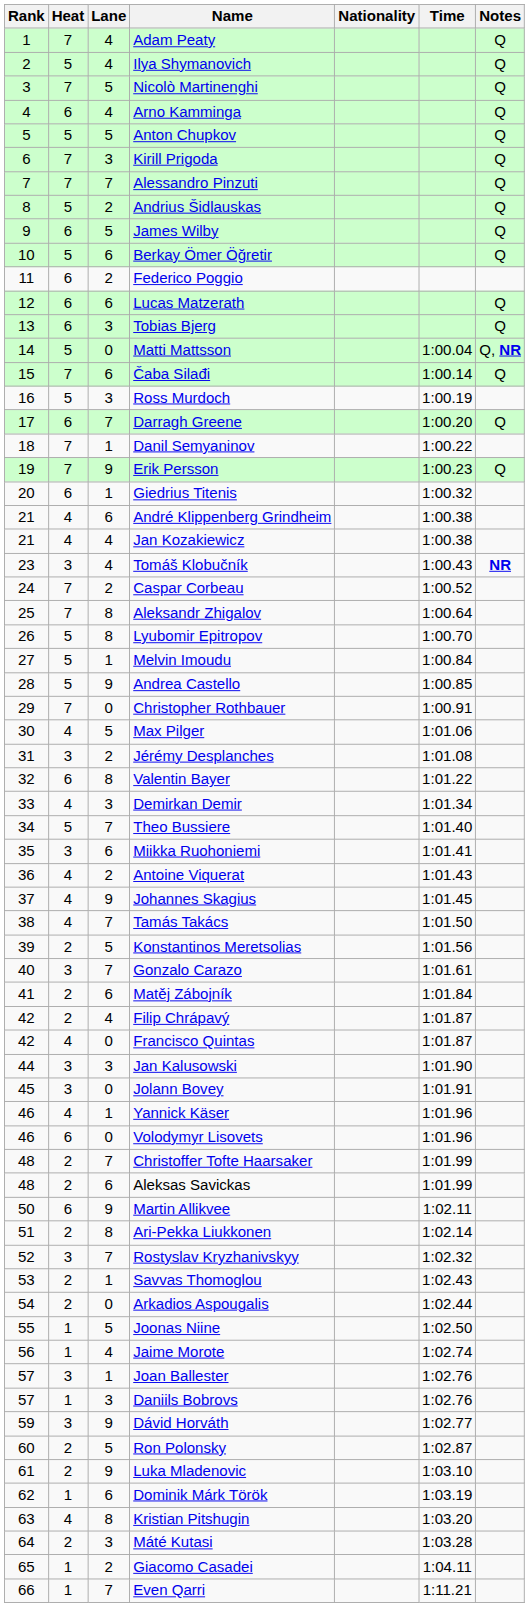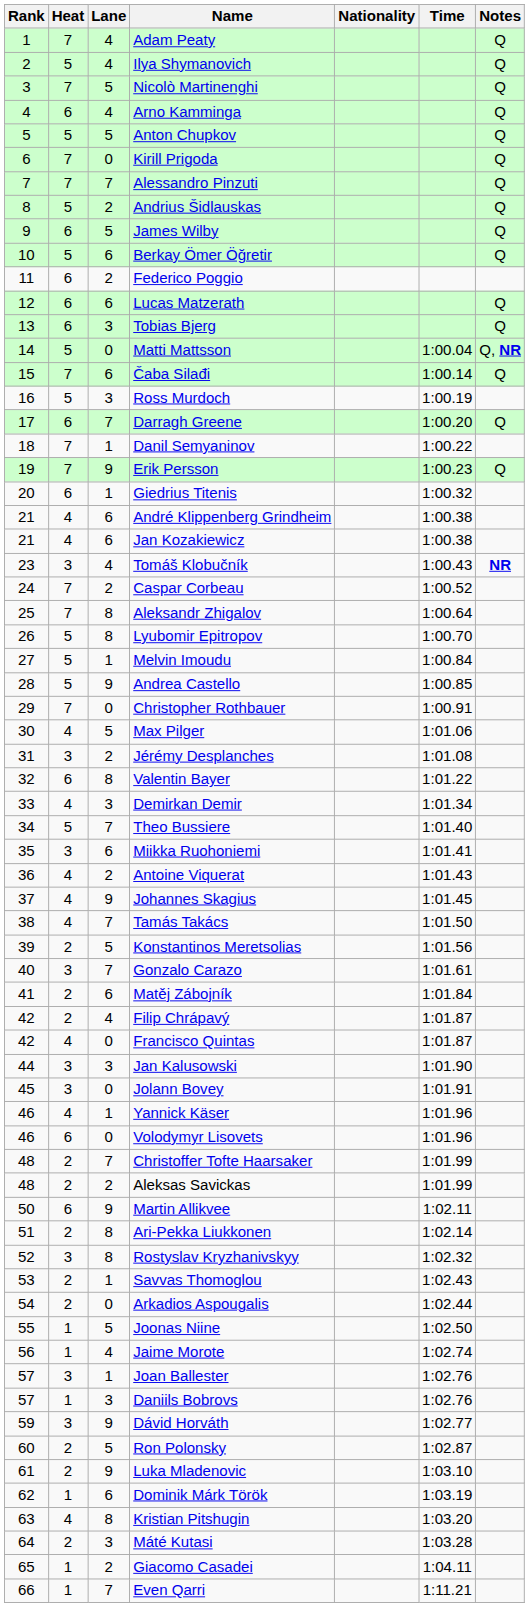(109, 159) 3 -> (109, 159) 0
(109, 541) 4 -> (109, 541) 6
(109, 1185) 6 -> (109, 1185) 2
(109, 1256) 7 -> (109, 1256) 8
